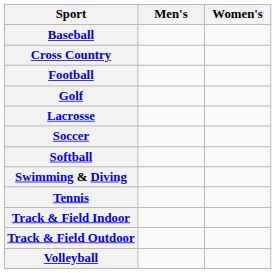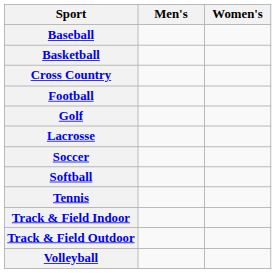+ row: (71, 55)
- row: (71, 177)
